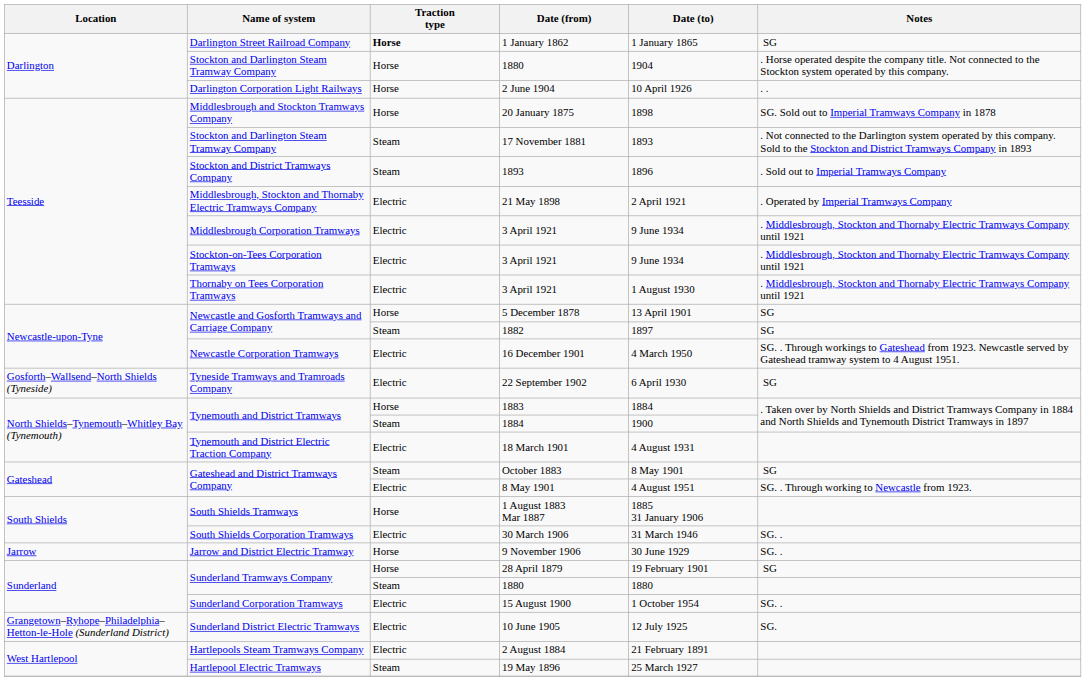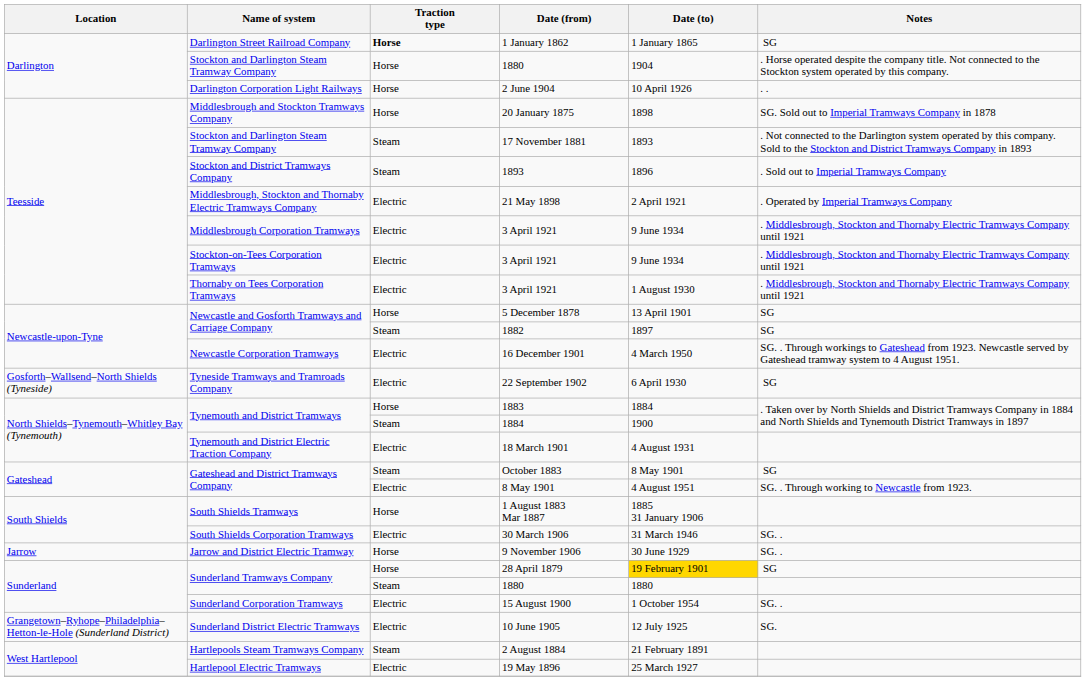(670, 569) no background -> (670, 569) gold background
(390, 650) Electric -> (386, 650) Steam
(386, 667) Steam -> (390, 667) Electric
